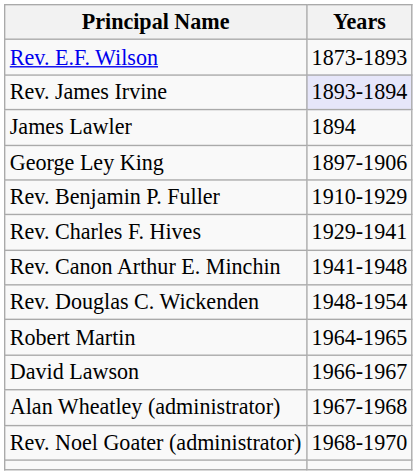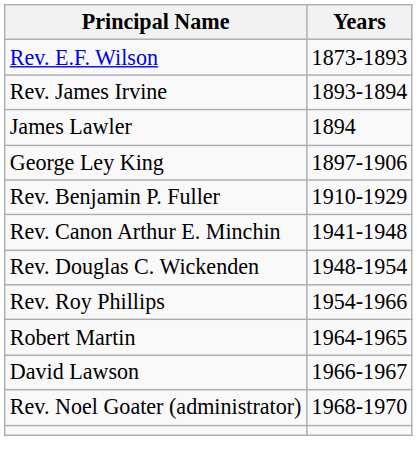(359, 92) lavender background -> (359, 92) no background
- row: (105, 232)
+ row: (87, 302)
- row: (145, 407)
